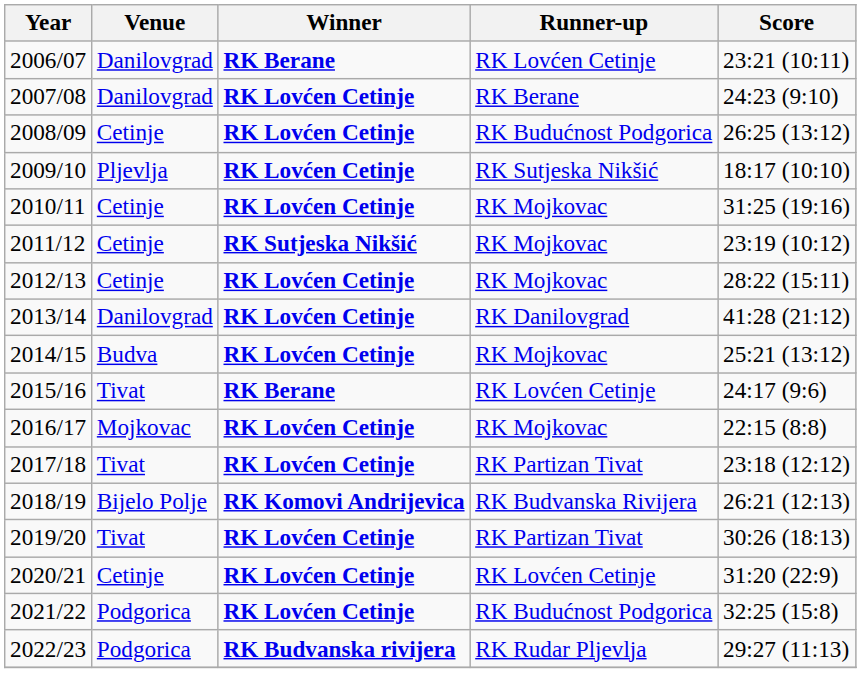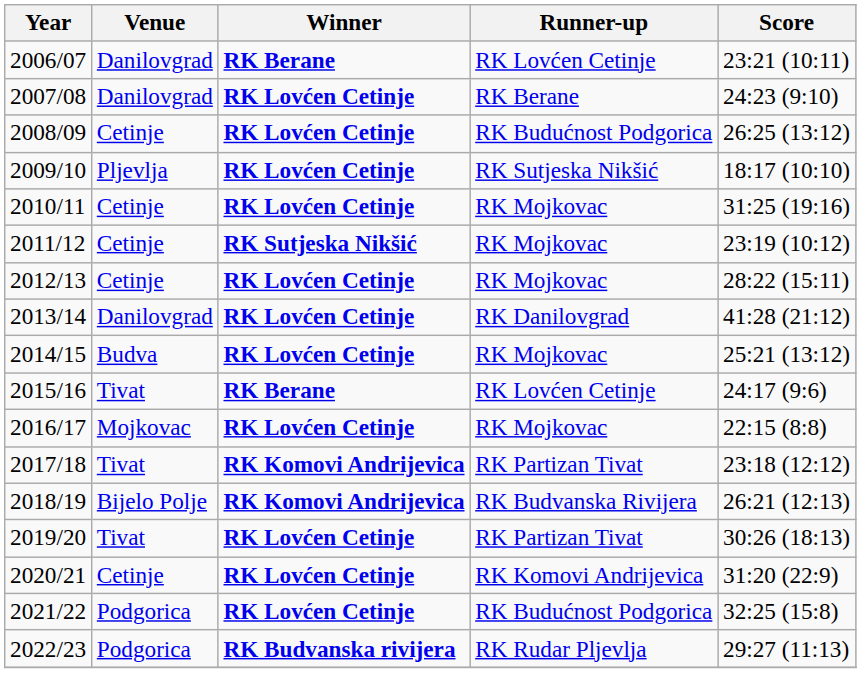(319, 464) RK Lovćen Cetinje -> (344, 464) RK Komovi Andrijevica
(565, 574) RK Lovćen Cetinje -> (589, 574) RK Komovi Andrijevica
